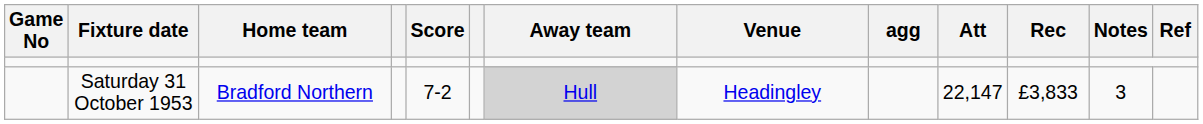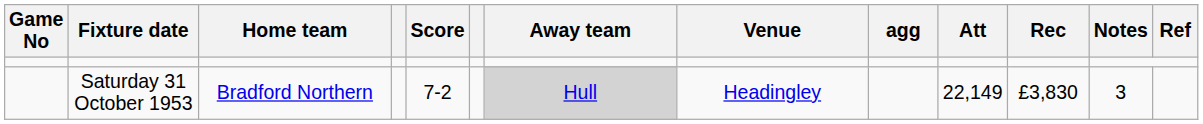(973, 92) 22,147 -> (973, 92) 22,149
(1048, 92) £3,833 -> (1048, 92) £3,830
